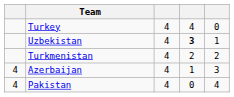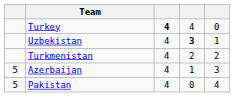(167, 26) normal -> (167, 26) bold
(15, 70) 4 -> (15, 70) 5
(15, 85) 4 -> (15, 85) 5
